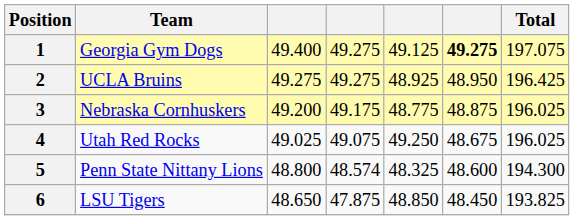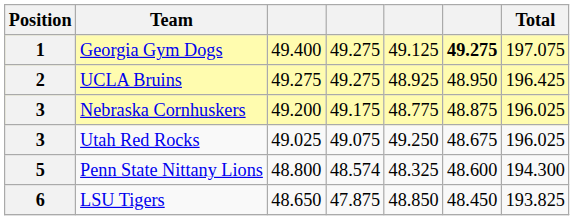(40, 140) 4 -> (40, 140) 3
